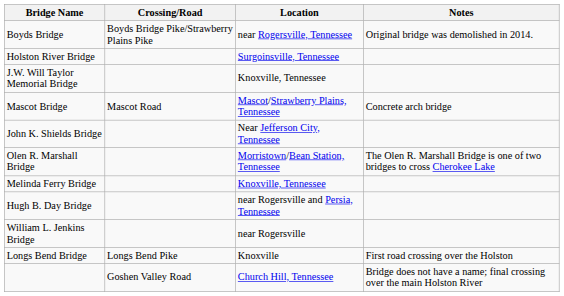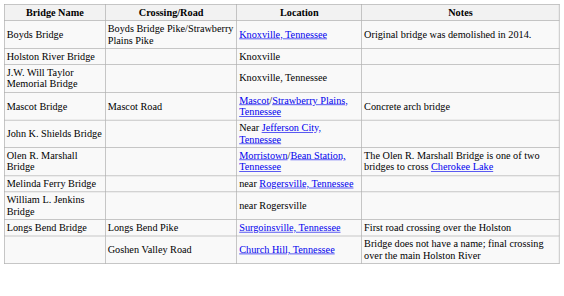(295, 34) near Rogersville, Tennessee -> (283, 34) Knoxville, Tennessee
(289, 56) Surgoinsville, Tennessee -> (260, 56) Knoxville
(282, 183) Knoxville, Tennessee -> (296, 183) near Rogersville, Tennessee
- row: (49, 205)
(258, 255) Knoxville -> (290, 227) Surgoinsville, Tennessee
